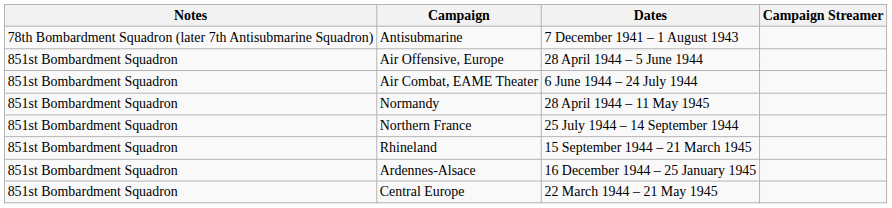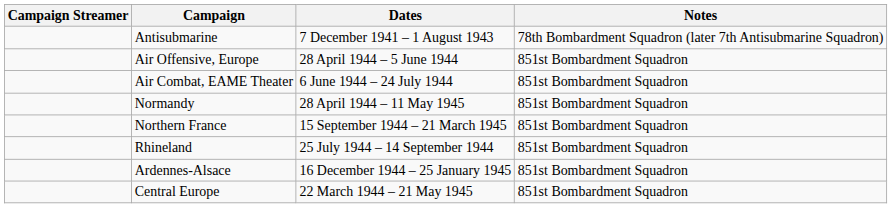columns swapped: (823, 15) <-> (191, 15)
(641, 125) 25 July 1944 – 14 September 1944 -> (403, 125) 15 September 1944 – 21 March 1945
(648, 147) 15 September 1944 – 21 March 1945 -> (397, 147) 25 July 1944 – 14 September 1944
